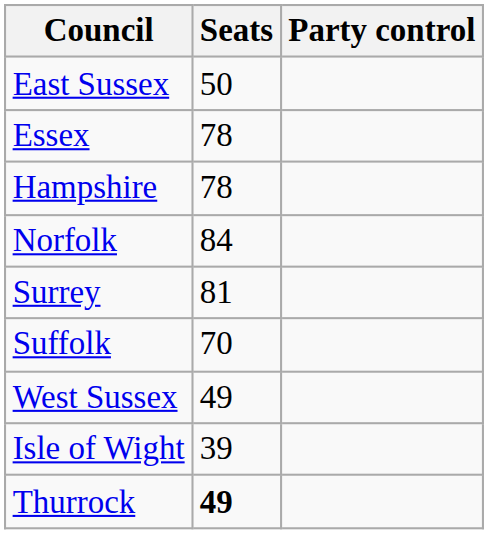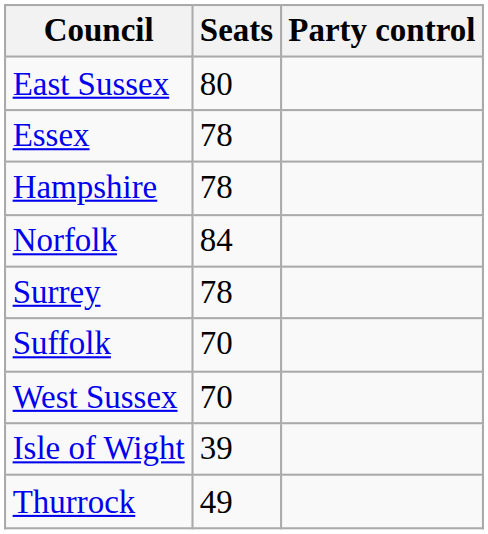(216, 82) 50 -> (216, 82) 80
(216, 291) 81 -> (216, 291) 78
(216, 396) 49 -> (216, 396) 70
(216, 501) bold -> (216, 501) normal
